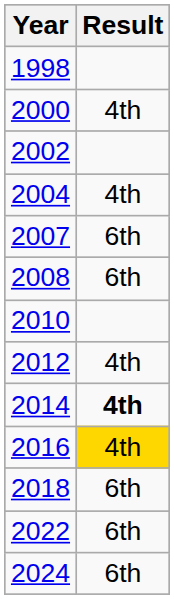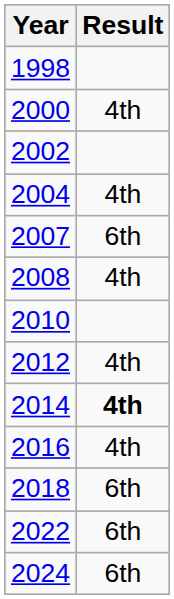(123, 278) 6th -> (123, 278) 4th
(123, 446) gold background -> (123, 446) no background
